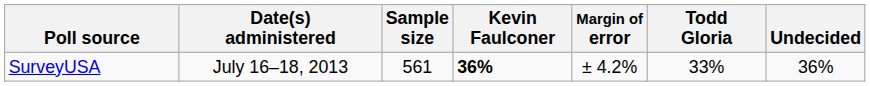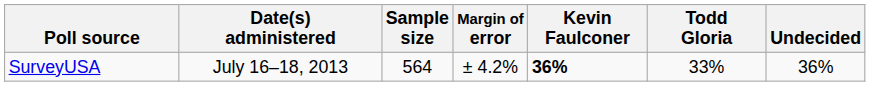columns swapped: (610, 29) <-> (513, 28)
(417, 66) 561 -> (417, 66) 564
